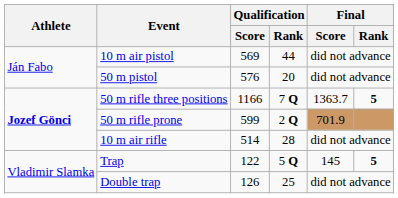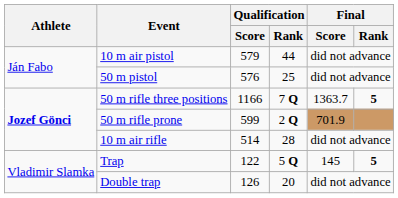(250, 57) 569 -> (250, 57) 579
(288, 78) 20 -> (288, 78) 25
(288, 182) 25 -> (288, 182) 20
